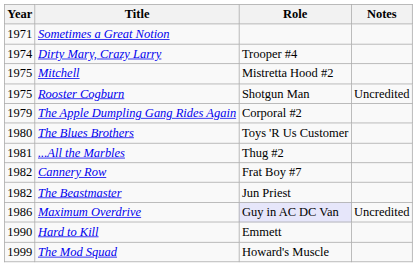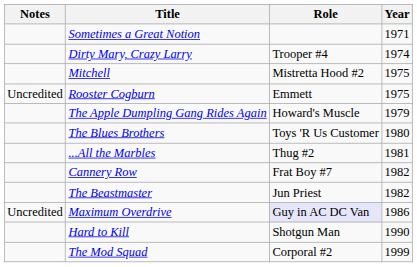columns swapped: (20, 14) <-> (382, 14)
(276, 93) Shotgun Man -> (292, 93) Emmett
(272, 113) Corporal #2 -> (316, 113) Howard's Muscle
(262, 232) Emmett -> (306, 232) Shotgun Man
(285, 251) Howard's Muscle -> (302, 251) Corporal #2
